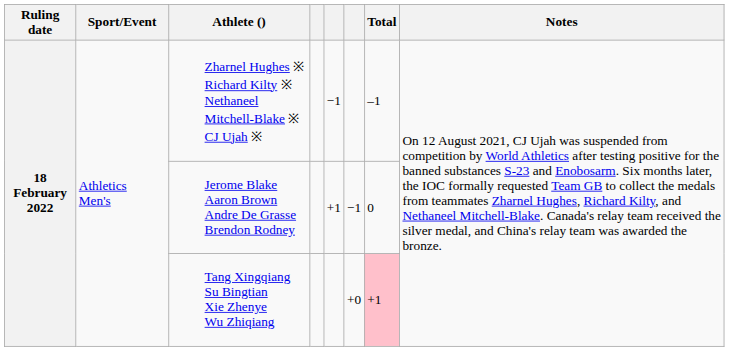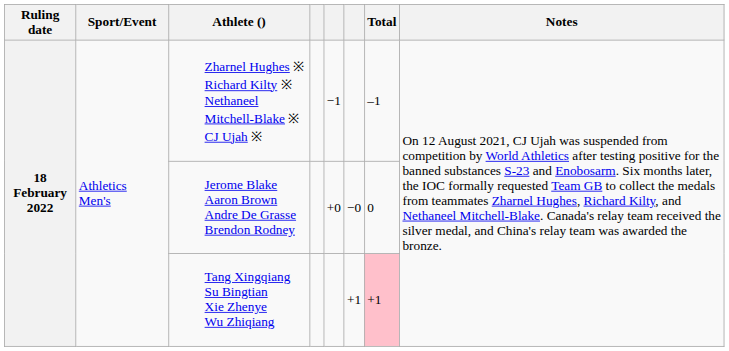(334, 207) +1 -> (334, 207) +0
(354, 207) −1 -> (354, 207) −0
(354, 299) +0 -> (354, 299) +1
